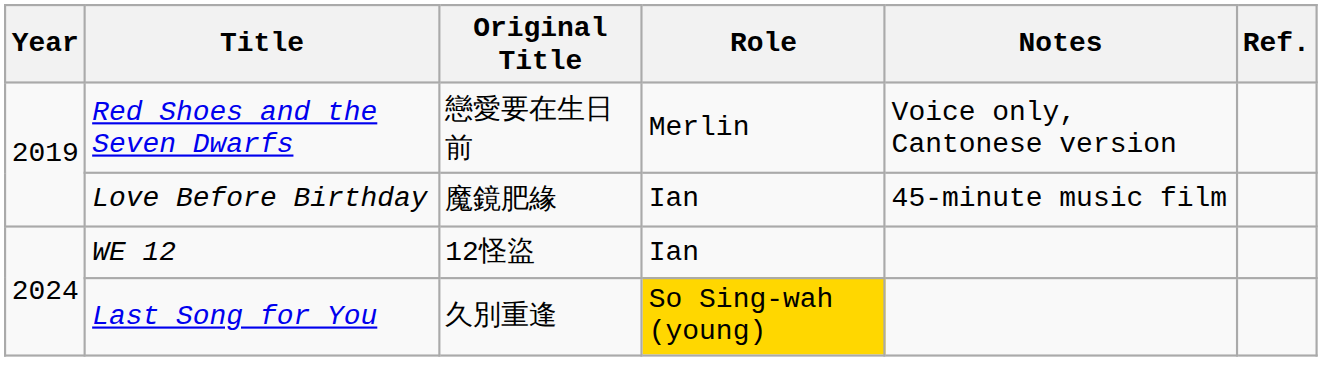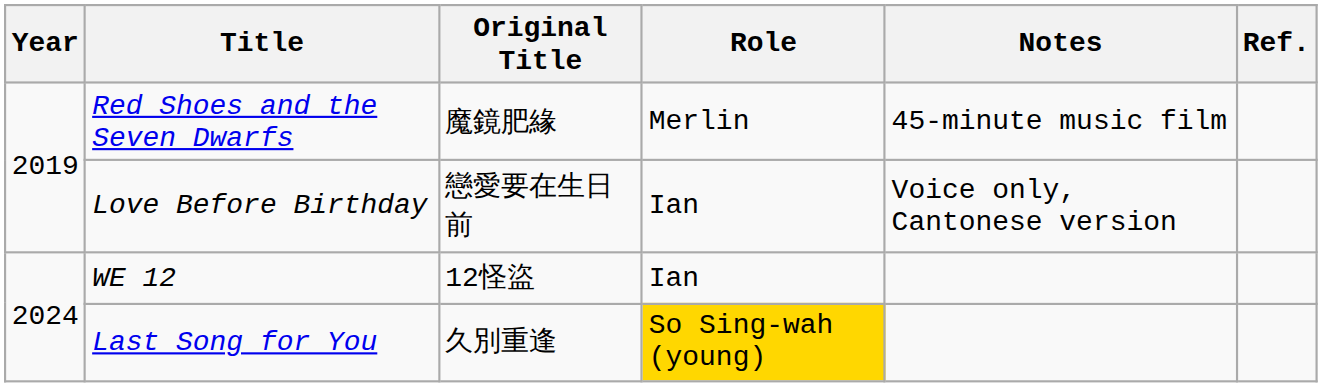(529, 129) 戀愛要在生日前 -> (501, 123) 魔鏡肥緣
(1034, 128) Voice only, Cantonese version -> (1059, 122) 45-minute music film
(501, 201) 魔鏡肥緣 -> (529, 207) 戀愛要在生日前
(1059, 200) 45-minute music film -> (1034, 206) Voice only, Cantonese version
